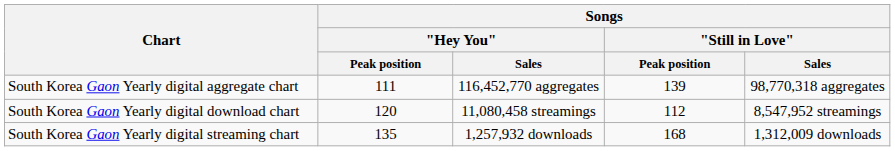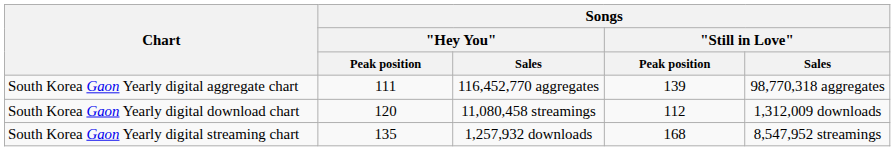(818, 110) 8,547,952 streamings -> (818, 110) 1,312,009 downloads
(818, 134) 1,312,009 downloads -> (818, 134) 8,547,952 streamings
